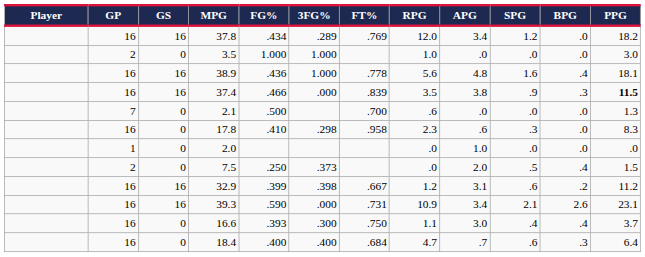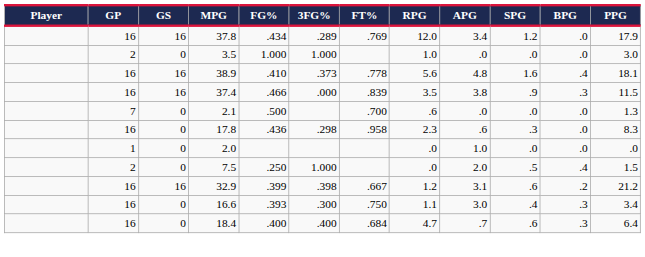(628, 36) 18.2 -> (628, 36) 17.9
(276, 73) .436 -> (276, 73) .410
(324, 73) 1.000 -> (327, 73) .373
(628, 92) bold -> (628, 92) normal
(276, 130) .410 -> (276, 130) .436
(327, 167) .373 -> (324, 167) 1.000
(628, 186) 11.2 -> (628, 186) 21.2
- row: (226, 205)
(583, 223) .4 -> (583, 205) .3
(631, 223) 3.7 -> (631, 205) 3.4
